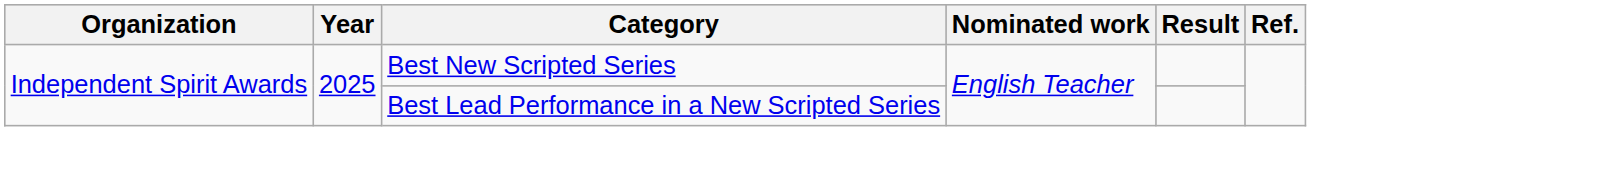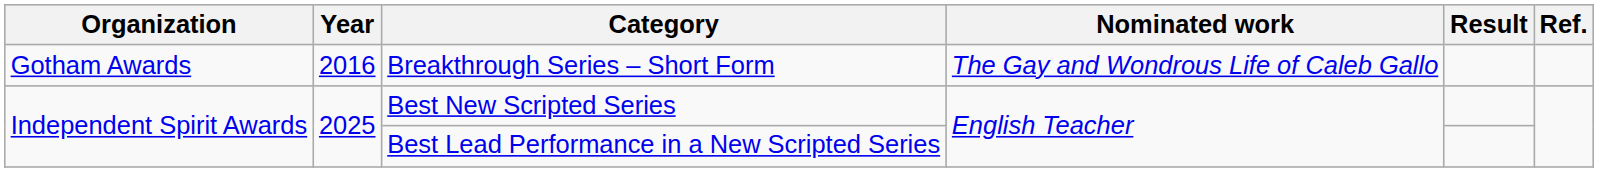+ row: (581, 65)
